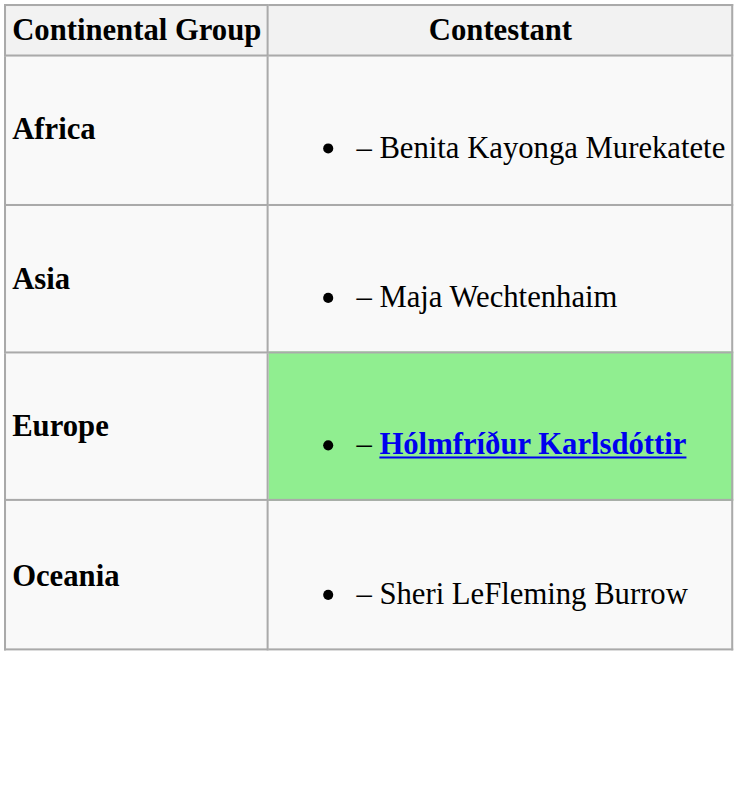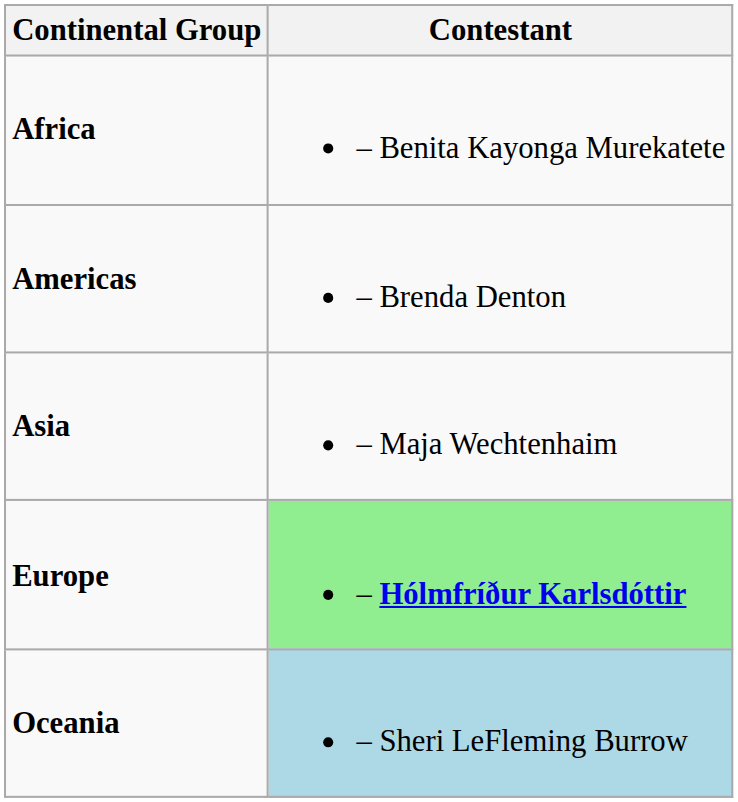+ row: (74, 277)
(500, 593) no background -> (500, 742) lightblue background
